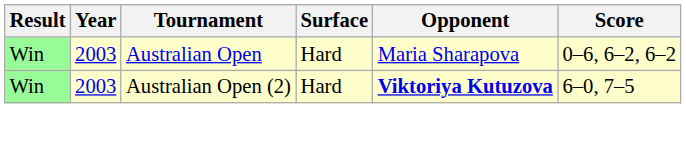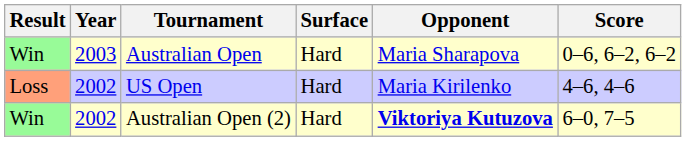+ row: (164, 86)
(96, 86) 2003 -> (96, 119) 2002
